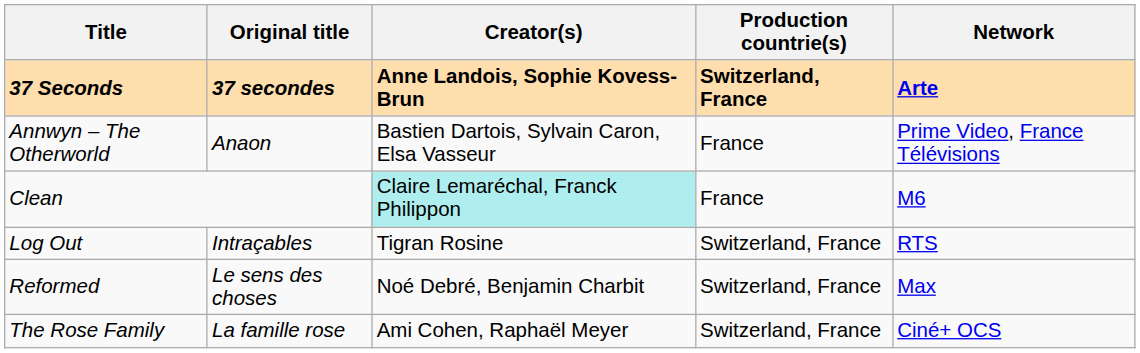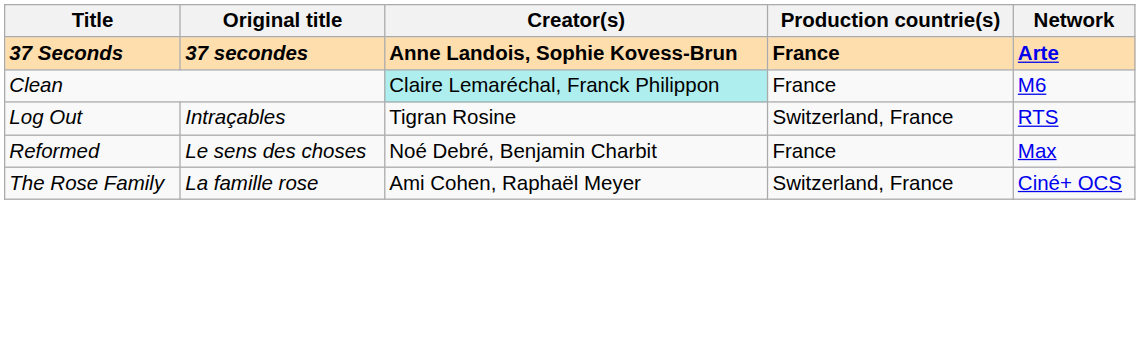(760, 87) Switzerland, France -> (806, 53) France
- row: (75, 143)
(791, 286) Switzerland, France -> (804, 150) France
